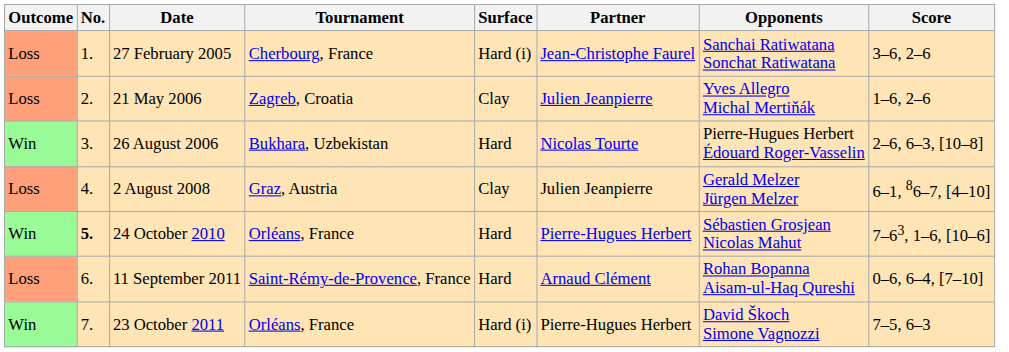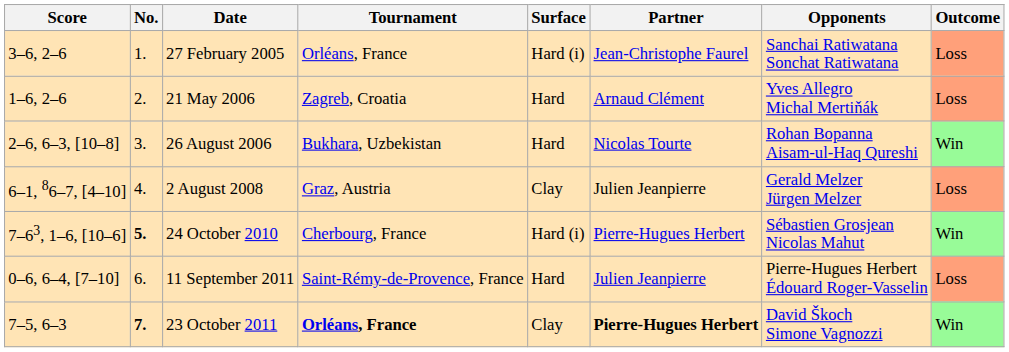columns swapped: (41, 17) <-> (931, 17)
(311, 53) Cherbourg, France -> (355, 53) Orléans, France
(494, 98) Clay -> (548, 98) Hard
(597, 98) Julien Jeanpierre -> (649, 98) Arnaud Clément
(784, 143) Pierre-Hugues Herbert Édouard Roger-Vasselin -> (842, 143) Rohan Bopanna Aisam-ul-Haq Qureshi
(301, 233) Orléans, France -> (364, 233) Cherbourg, France
(495, 233) Hard -> (558, 233) Hard (i)
(596, 278) Arnaud Clément -> (650, 278) Julien Jeanpierre
(779, 278) Rohan Bopanna Aisam-ul-Haq Qureshi -> (847, 278) Pierre-Hugues Herbert Édouard Roger-Vasselin
(87, 324) normal -> (140, 324) bold
(301, 324) normal -> (359, 324) bold
(505, 324) Hard (i) -> (547, 324) Clay
(616, 324) normal -> (676, 324) bold
